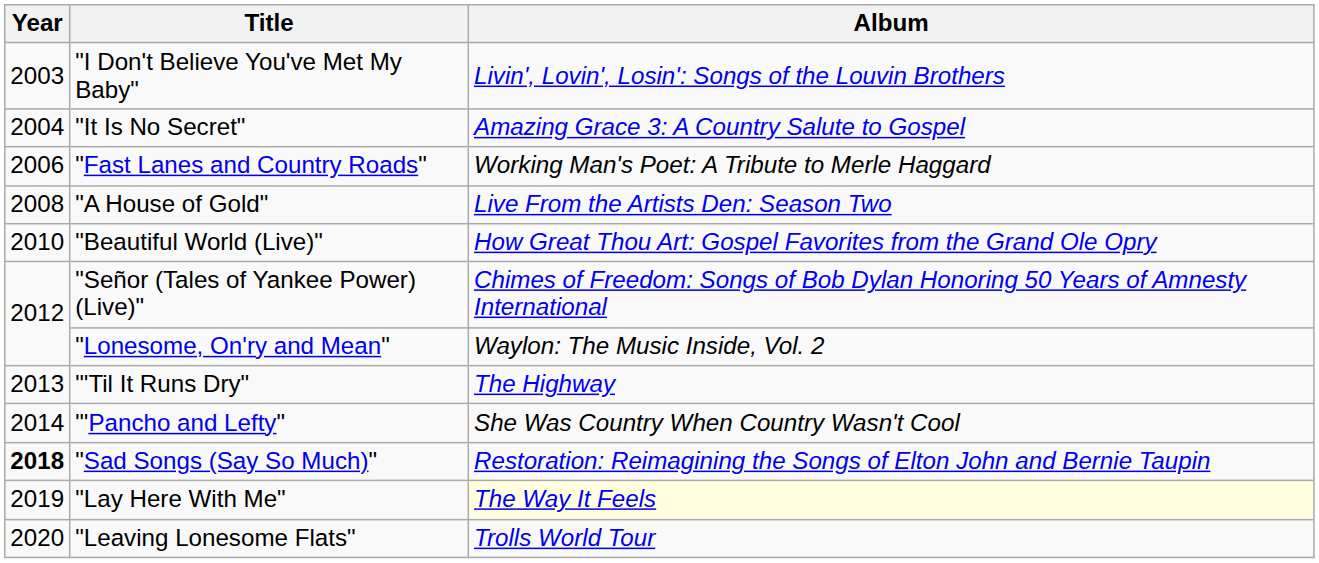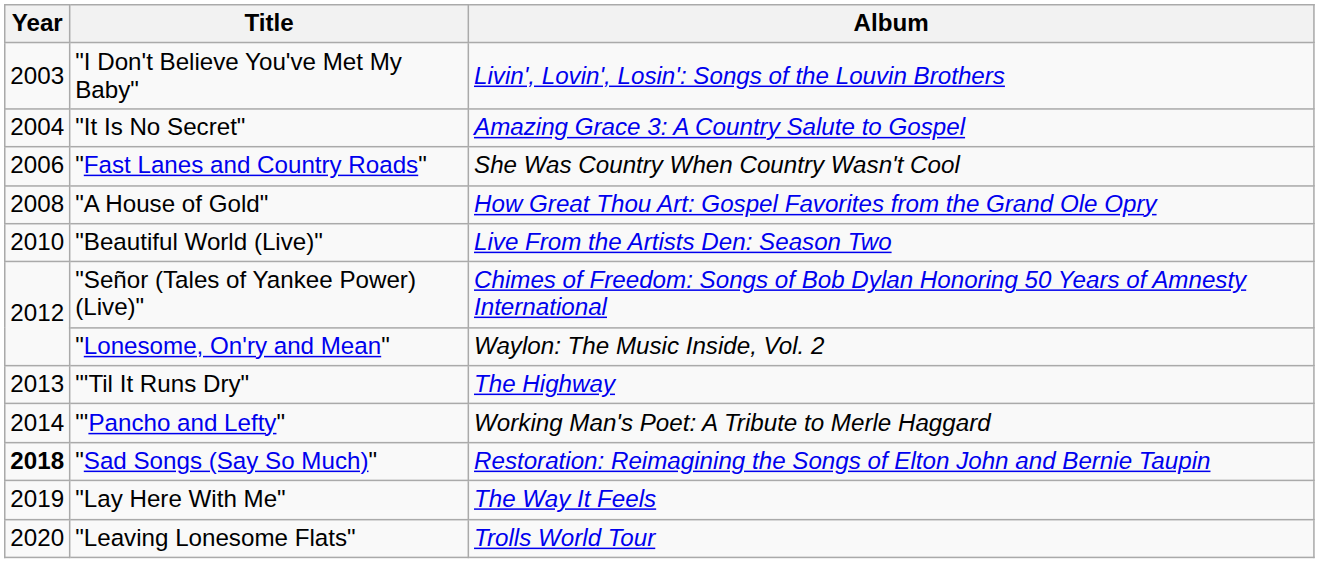(732, 165) Working Man's Poet: A Tribute to Merle Haggard -> (717, 165) She Was Country When Country Wasn't Cool
(683, 204) Live From the Artists Den: Season Two -> (815, 204) How Great Thou Art: Gospel Favorites from the Grand Ole Opry
(815, 242) How Great Thou Art: Gospel Favorites from the Grand Ole Opry -> (683, 242) Live From the Artists Den: Season Two
(717, 422) She Was Country When Country Wasn't Cool -> (732, 422) Working Man's Poet: A Tribute to Merle Haggard
(565, 499) lightyellow background -> (565, 499) no background
